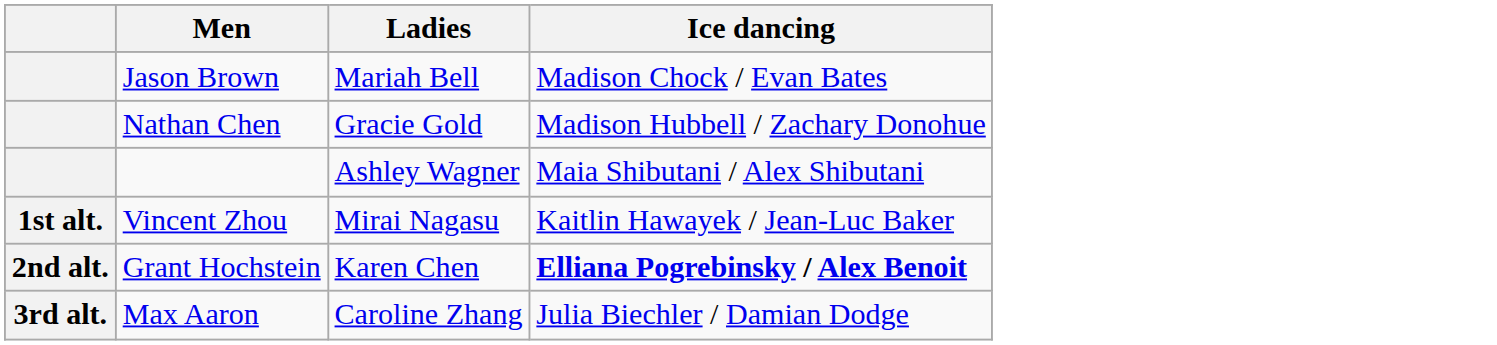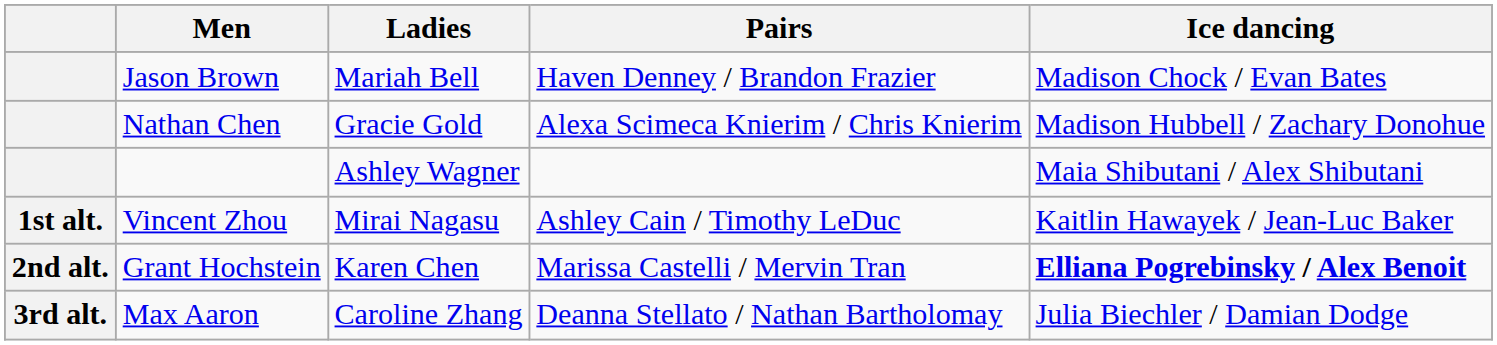+ column: (779, 28)
